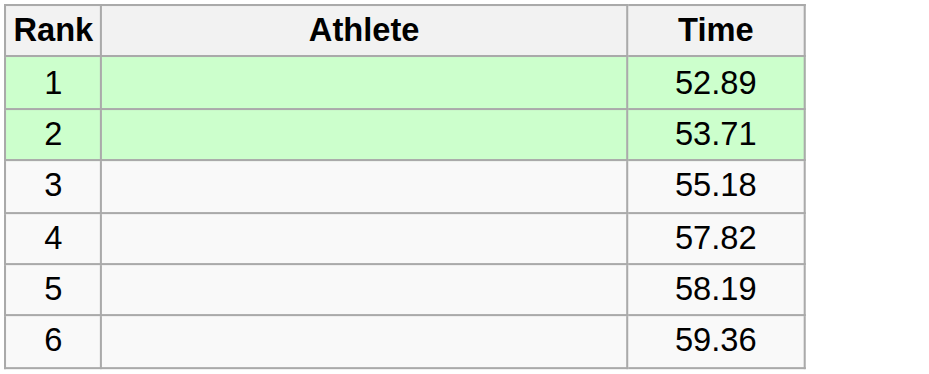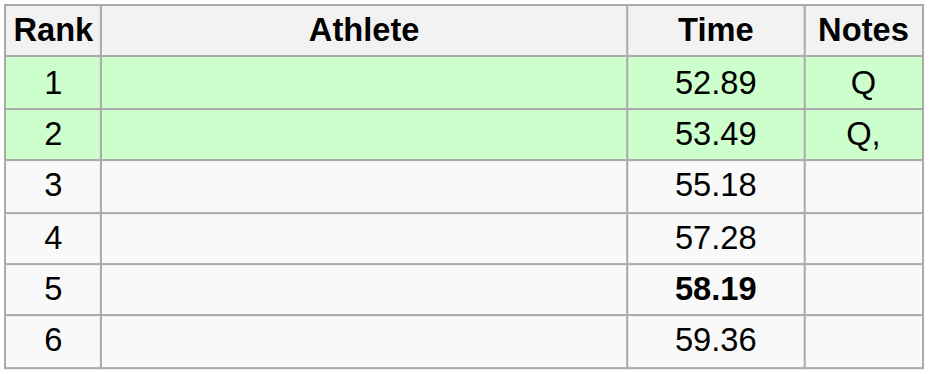+ column: (863, 30)
(716, 133) 53.71 -> (716, 133) 53.49
(716, 237) 57.82 -> (716, 237) 57.28
(716, 289) normal -> (716, 289) bold
